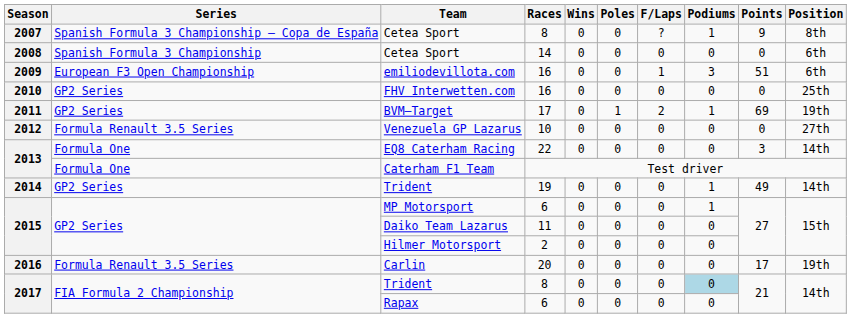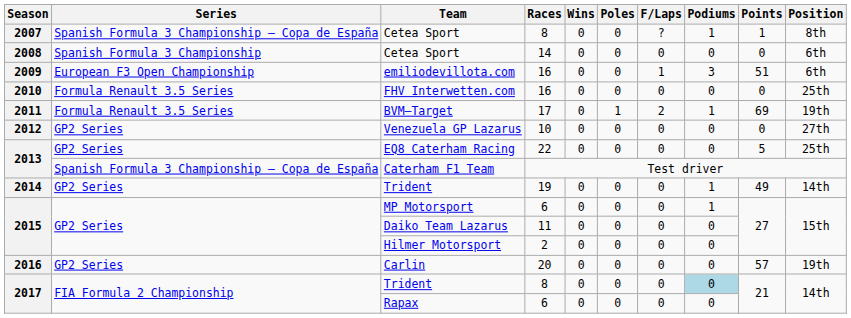(762, 33) 9 -> (762, 33) 1
(89, 91) GP2 Series -> (144, 91) Formula Renault 3.5 Series
(89, 110) GP2 Series -> (144, 110) Formula Renault 3.5 Series
(144, 129) Formula Renault 3.5 Series -> (89, 129) GP2 Series
(92, 149) Formula One -> (89, 149) GP2 Series
(762, 149) 3 -> (762, 149) 5
(816, 149) 14th -> (816, 149) 25th
(92, 168) Formula One -> (216, 168) Spanish Formula 3 Championship – Copa de España
(144, 264) Formula Renault 3.5 Series -> (89, 264) GP2 Series
(762, 264) 17 -> (762, 264) 57
